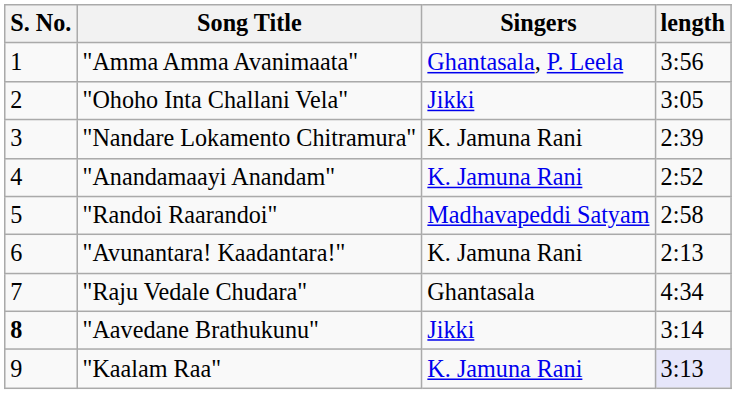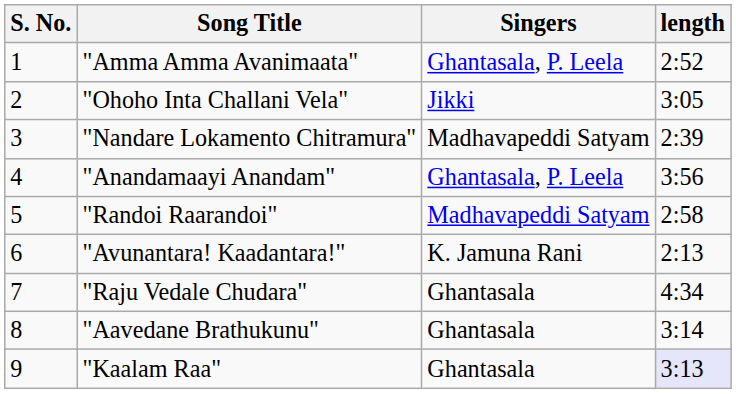(682, 61) 3:56 -> (682, 61) 2:52
(505, 138) K. Jamuna Rani -> (538, 138) Madhavapeddi Satyam
(505, 176) K. Jamuna Rani -> (525, 176) Ghantasala, P. Leela
(682, 176) 2:52 -> (682, 176) 3:56
(16, 330) bold -> (16, 330) normal
(451, 330) Jikki -> (481, 330) Ghantasala
(505, 368) K. Jamuna Rani -> (481, 368) Ghantasala
